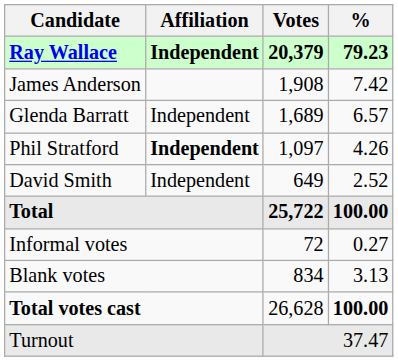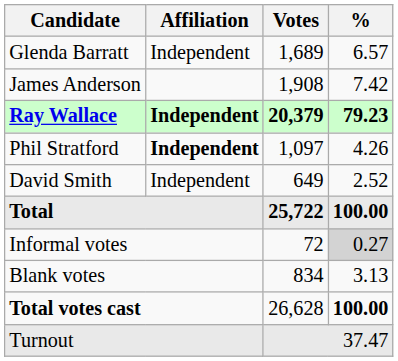rows swapped: (63, 52) <-> (69, 116)
(371, 244) no background -> (371, 244) lightgrey background
